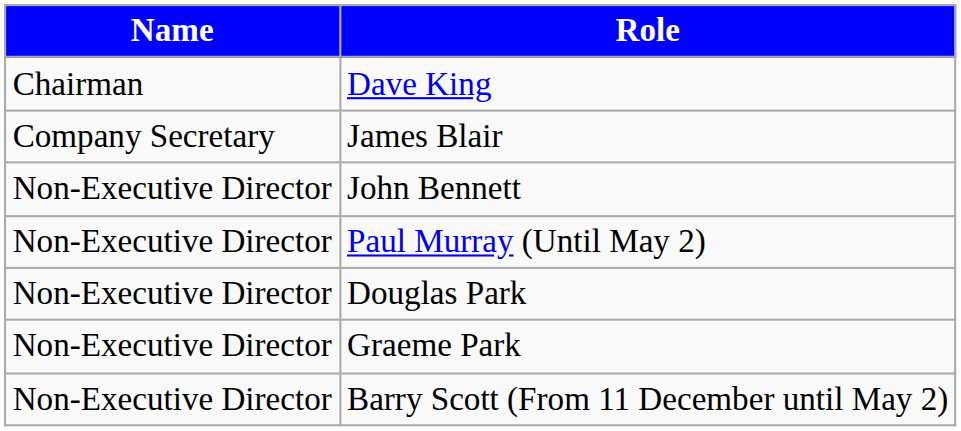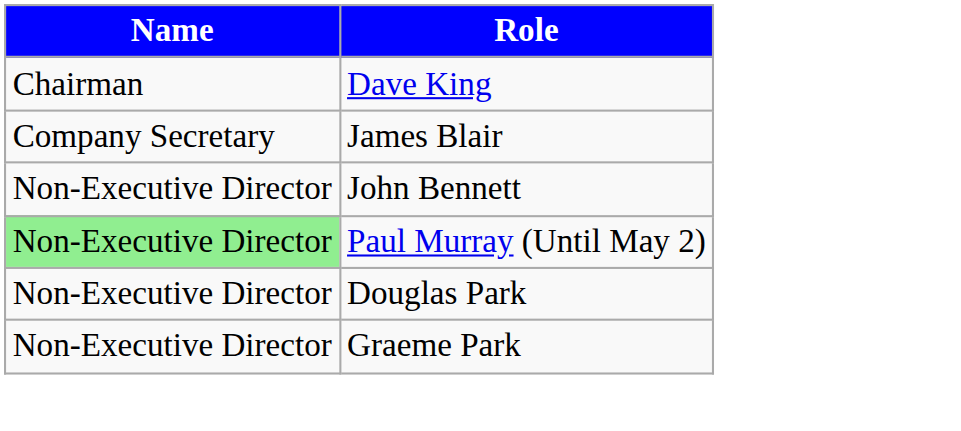(172, 240) no background -> (172, 240) lightgreen background
- row: (648, 398)
